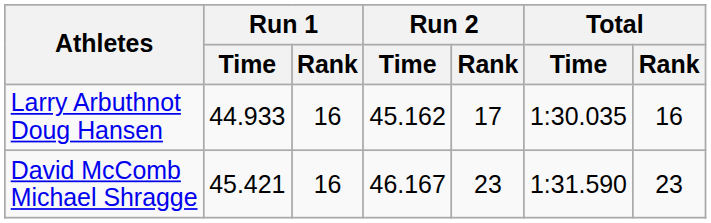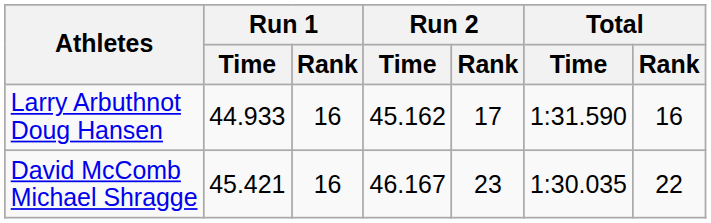(578, 117) 1:30.035 -> (578, 117) 1:31.590
(578, 185) 1:31.590 -> (578, 185) 1:30.035
(669, 185) 23 -> (669, 185) 22
